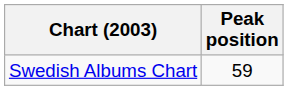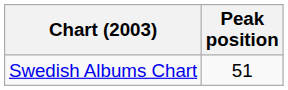(242, 70) 59 -> (242, 70) 51
